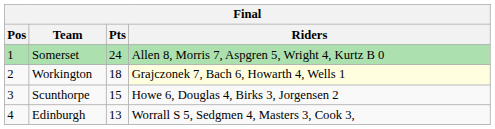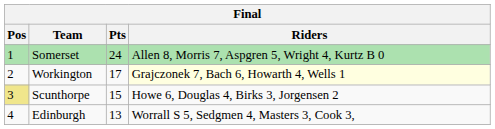(115, 74) 18 -> (115, 74) 17
(10, 94) no background -> (10, 94) khaki background
